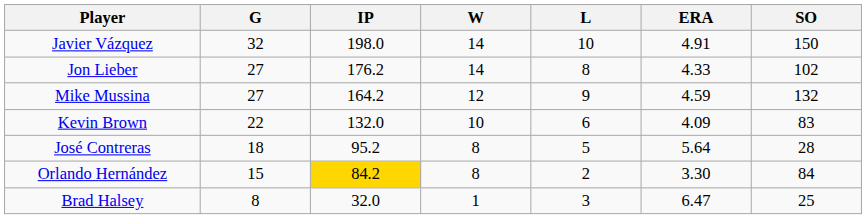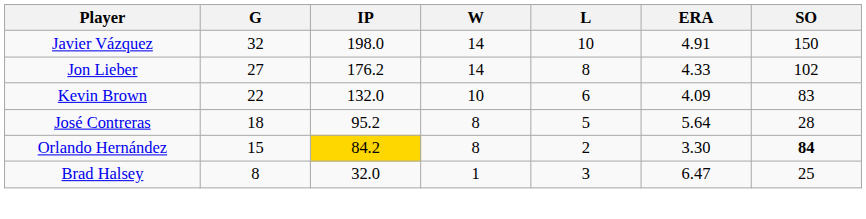- row: (102, 95)
(806, 174) normal -> (806, 148) bold
